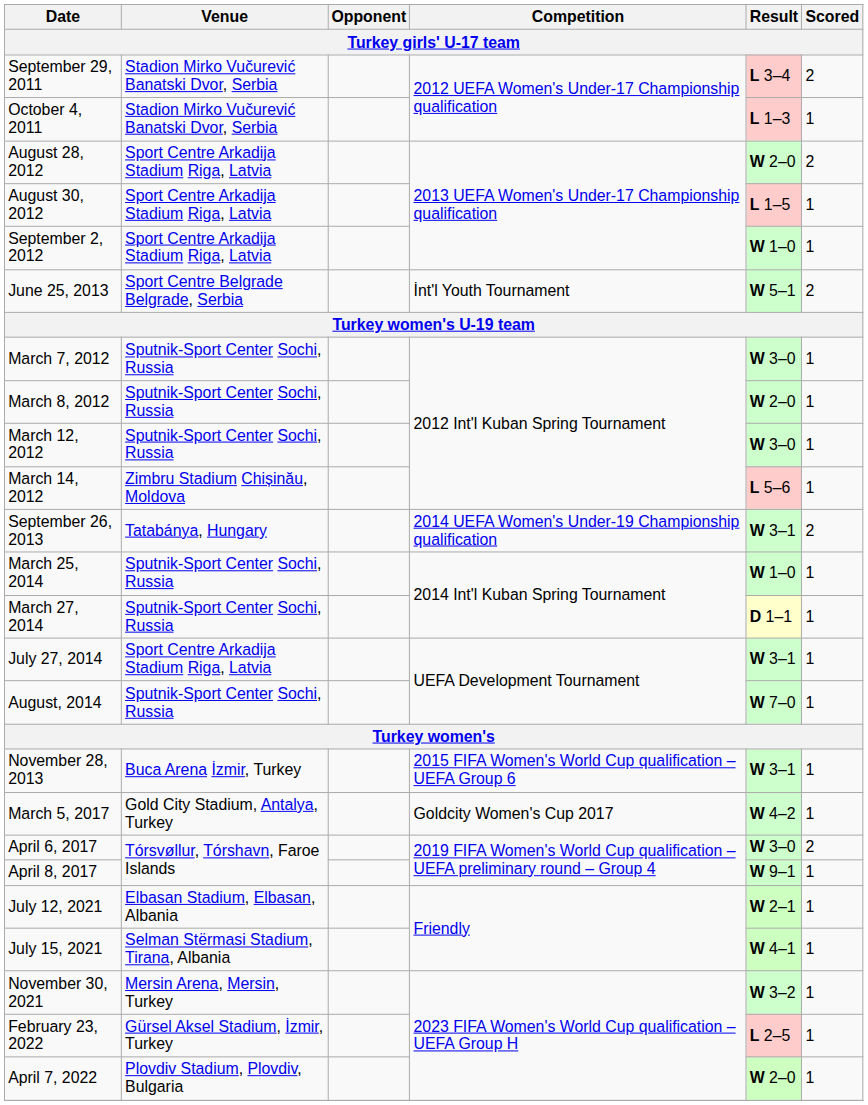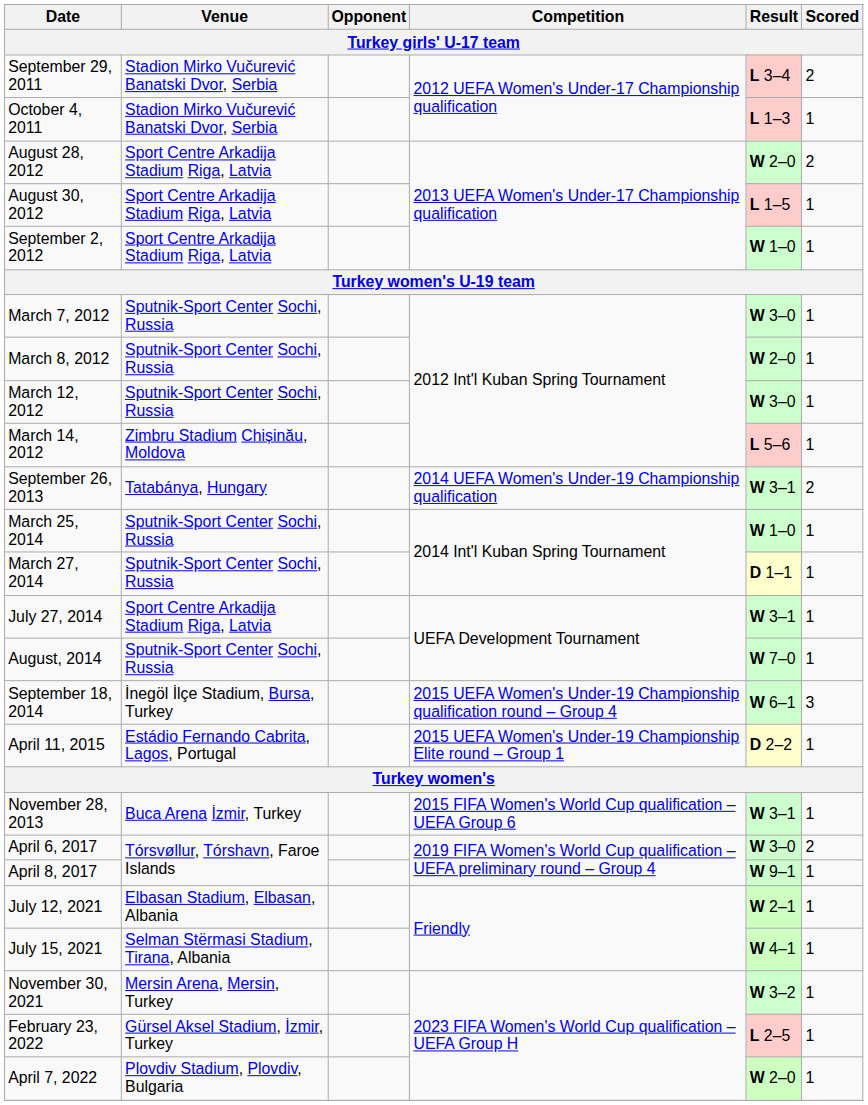- row: (58, 290)
+ row: (60, 702)
+ row: (56, 745)
- row: (59, 813)
